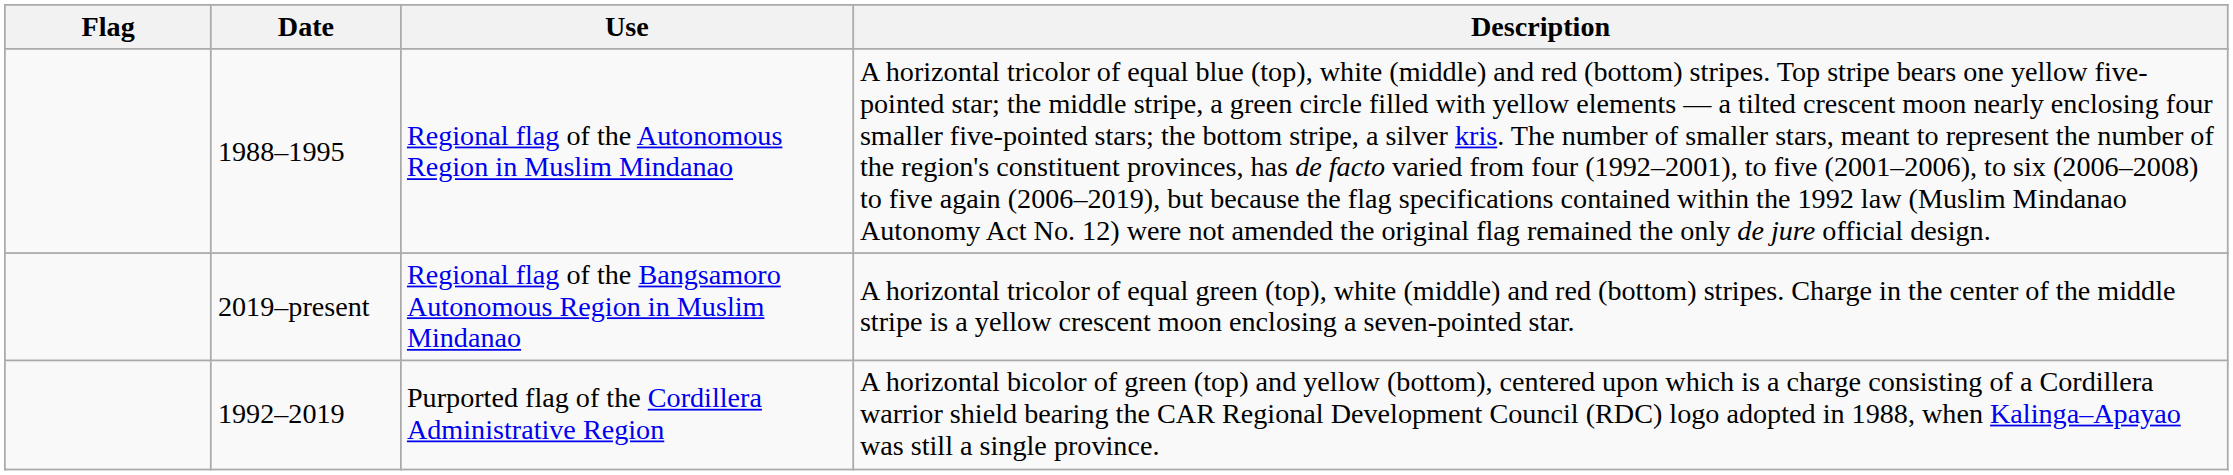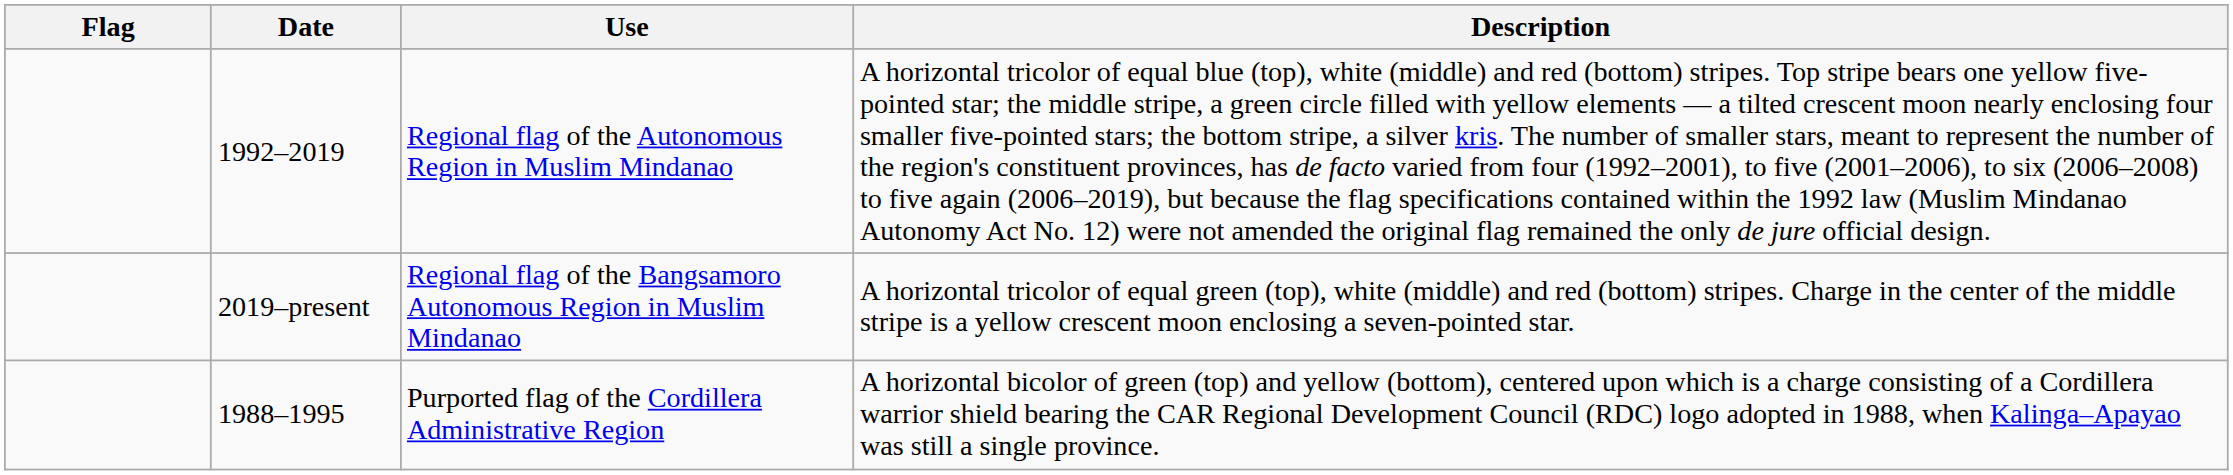(281, 150) 1988–1995 -> (281, 150) 1992–2019
(281, 414) 1992–2019 -> (281, 414) 1988–1995
